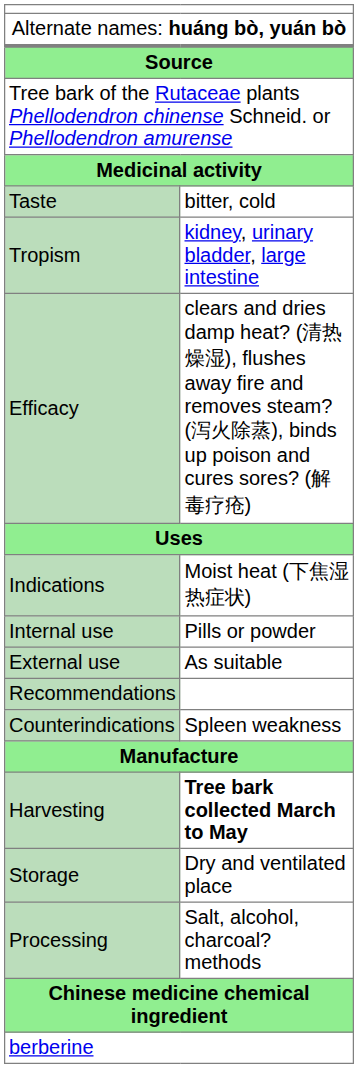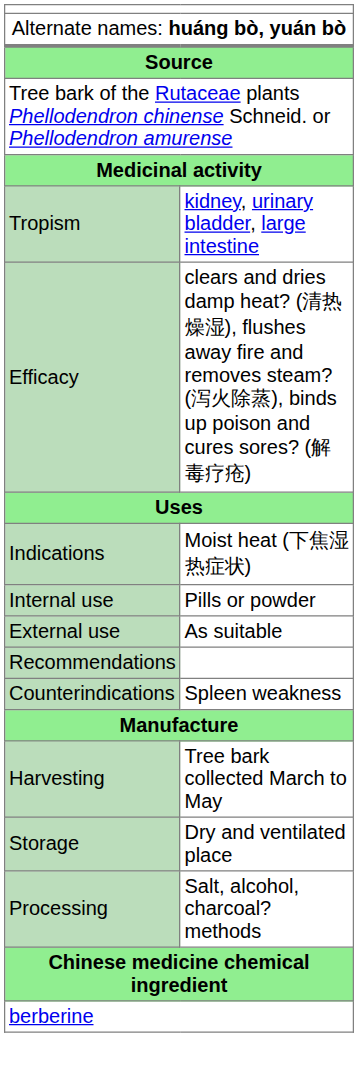- row: (33, 201)
(260, 810) bold -> (266, 778) normal
